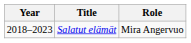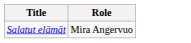- column: (30, 13)
